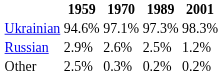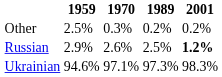rows swapped: (32, 28) <-> (20, 66)
(197, 47) normal -> (198, 47) bold
